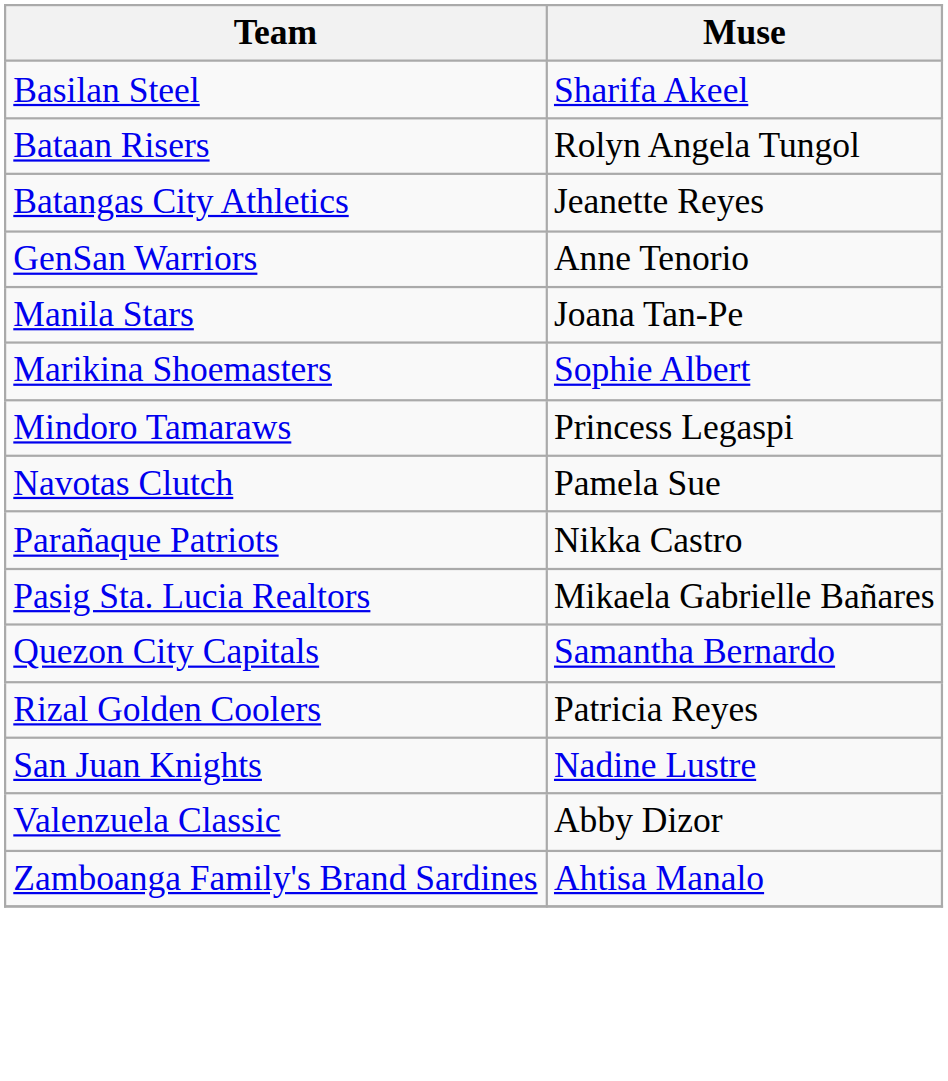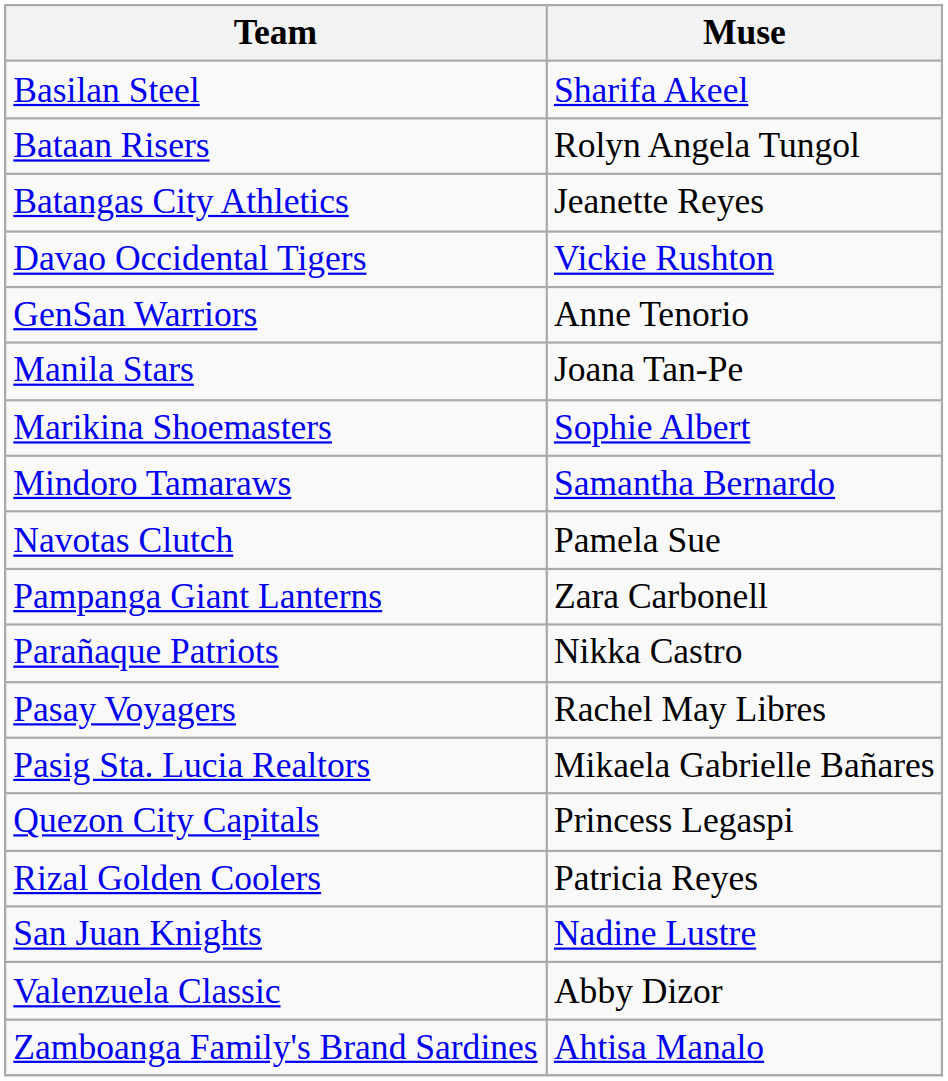+ row: (190, 257)
(674, 426) Princess Legaspi -> (695, 483) Samantha Bernardo
+ row: (198, 595)
+ row: (125, 708)
(695, 652) Samantha Bernardo -> (674, 821) Princess Legaspi
